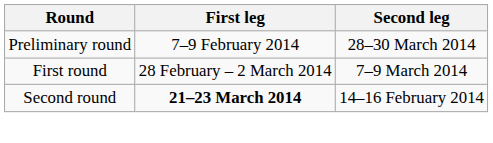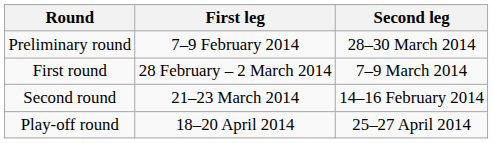(235, 97) bold -> (235, 97) normal
+ row: (70, 124)
